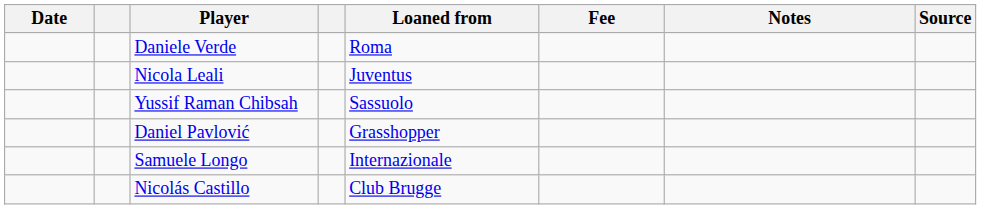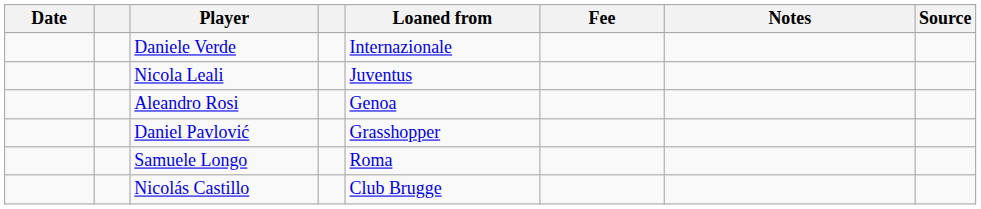(371, 47) Roma -> (401, 47) Internazionale
+ row: (186, 103)
- row: (216, 103)
(400, 160) Internazionale -> (371, 160) Roma
